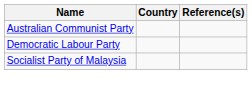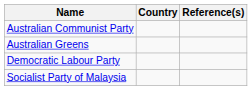+ row: (48, 45)
